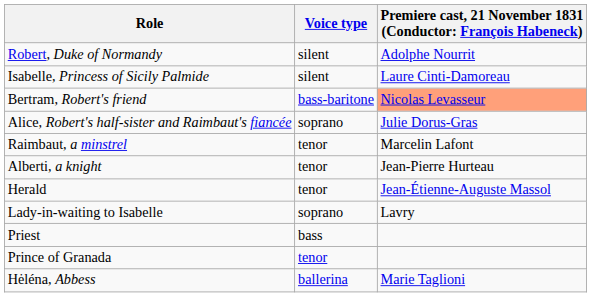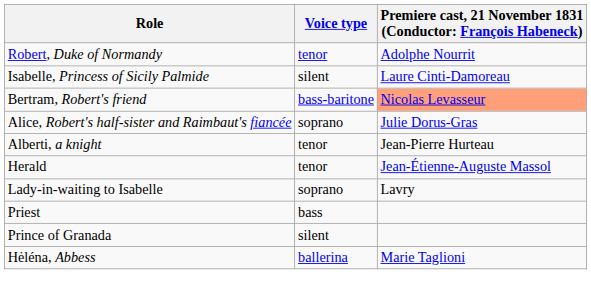(313, 54) silent -> (313, 54) tenor
- row: (67, 144)
(313, 257) tenor -> (313, 235) silent
